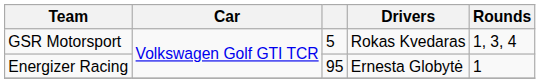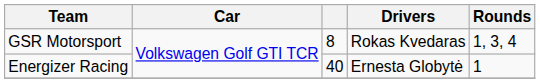(330, 41) 5 -> (330, 41) 8
(335, 66) 95 -> (335, 66) 40
